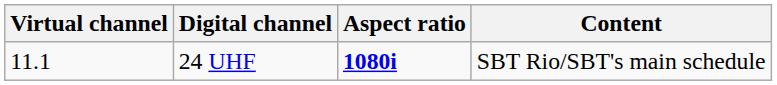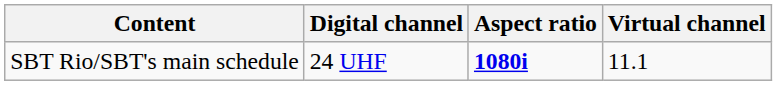columns swapped: (89, 23) <-> (621, 23)
